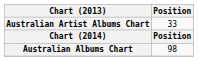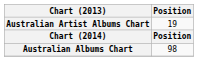(172, 24) 33 -> (172, 24) 19
